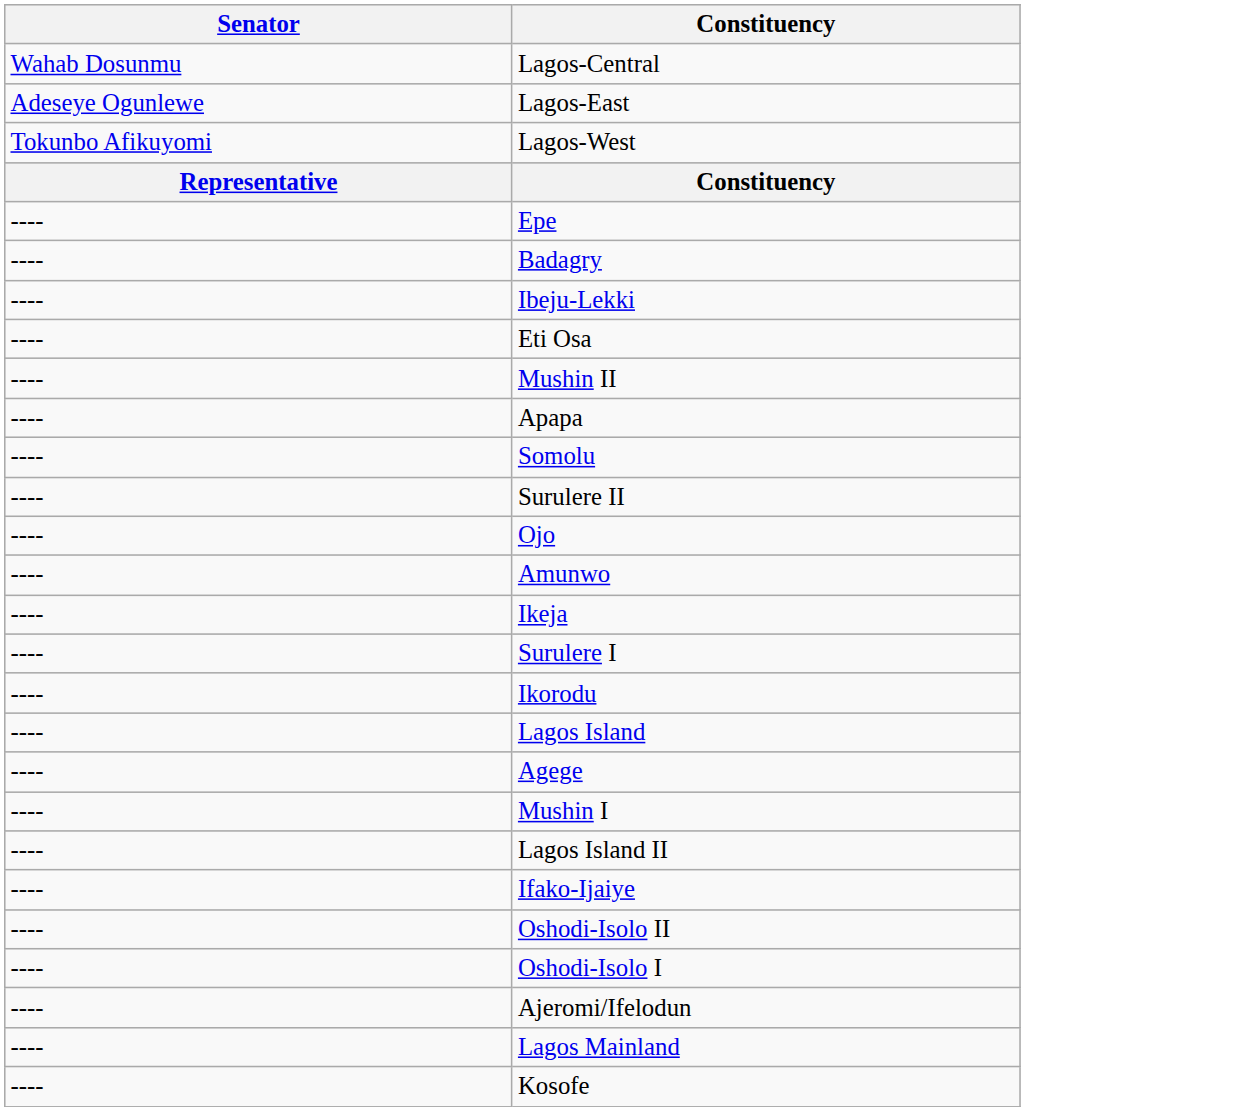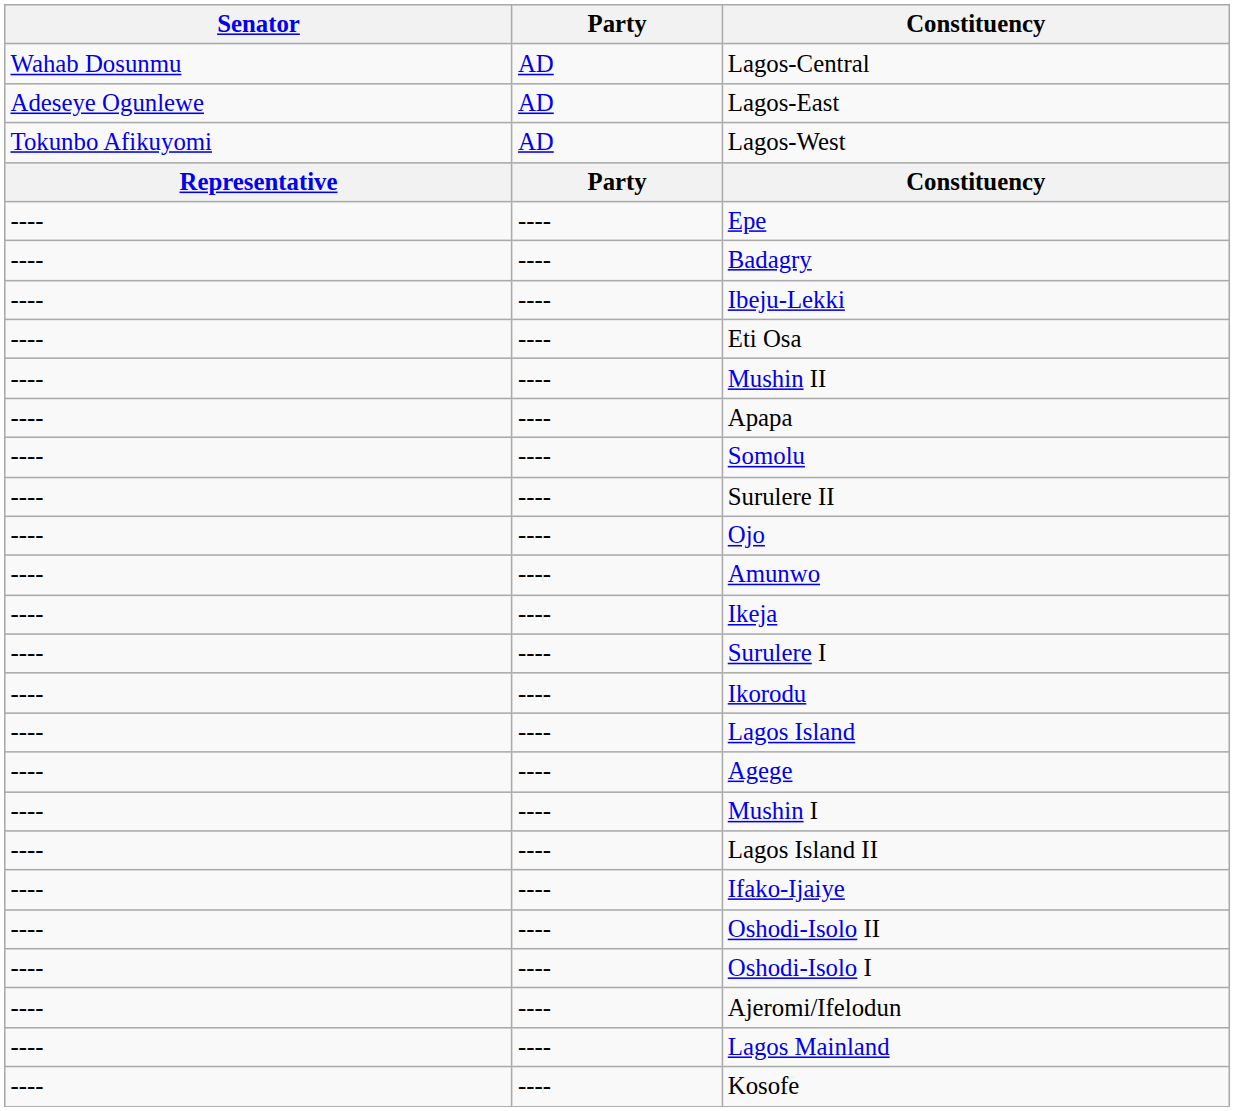+ column: (617, 24)
